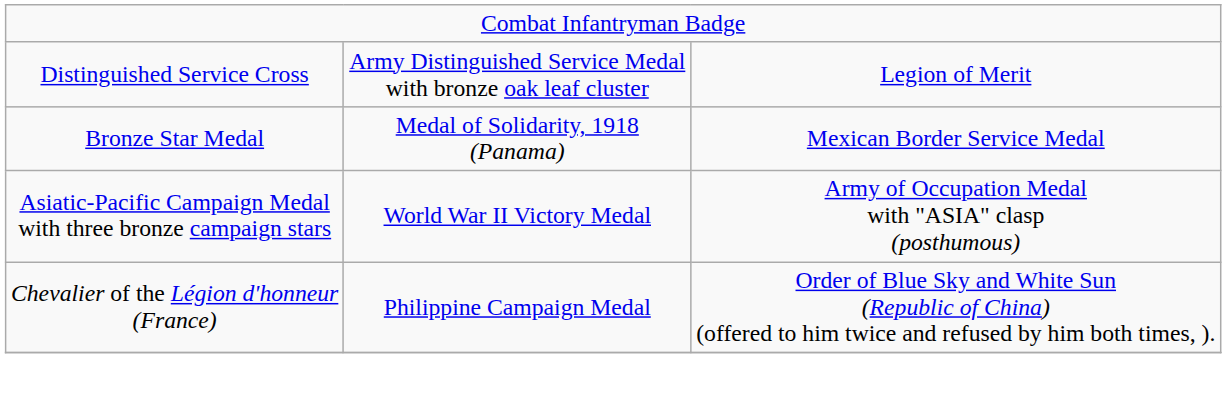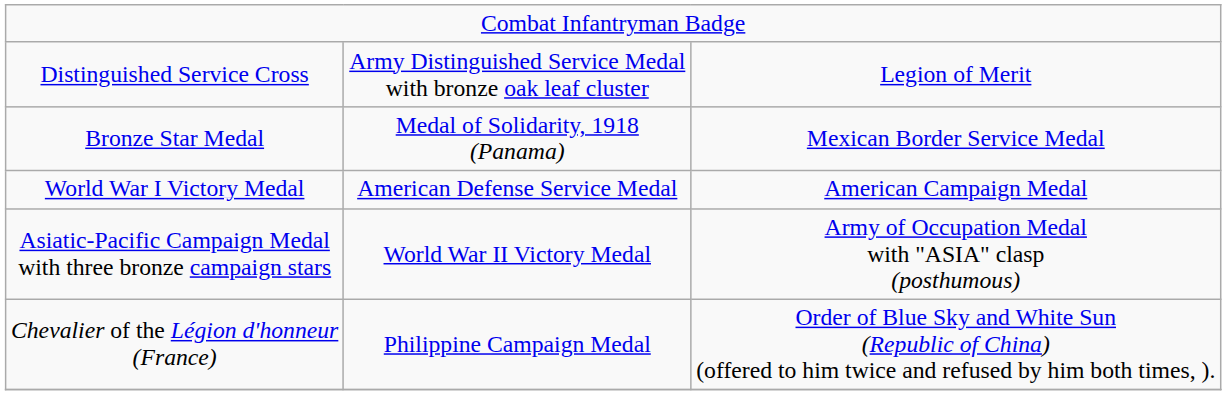+ row: (175, 189)
